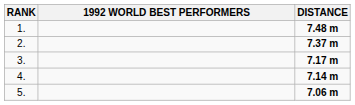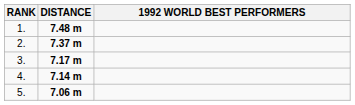columns swapped: (167, 13) <-> (323, 13)
